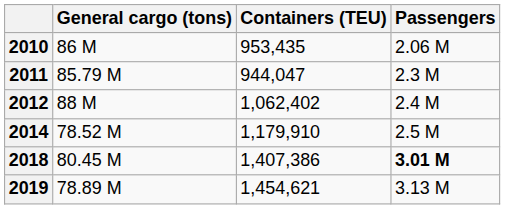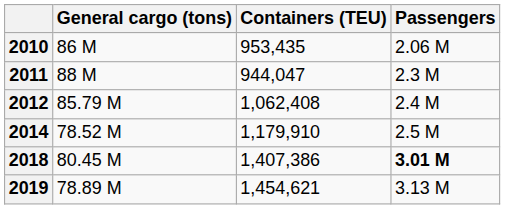(89, 75) 85.79 M -> (77, 75) 88 M
(77, 103) 88 M -> (89, 103) 85.79 M
(280, 103) 1,062,402 -> (280, 103) 1,062,408
